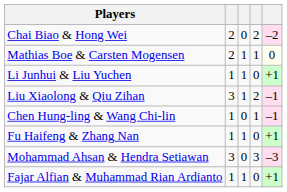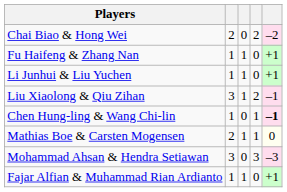rows swapped: (73, 136) <-> (96, 55)
(272, 116) normal -> (272, 116) bold
